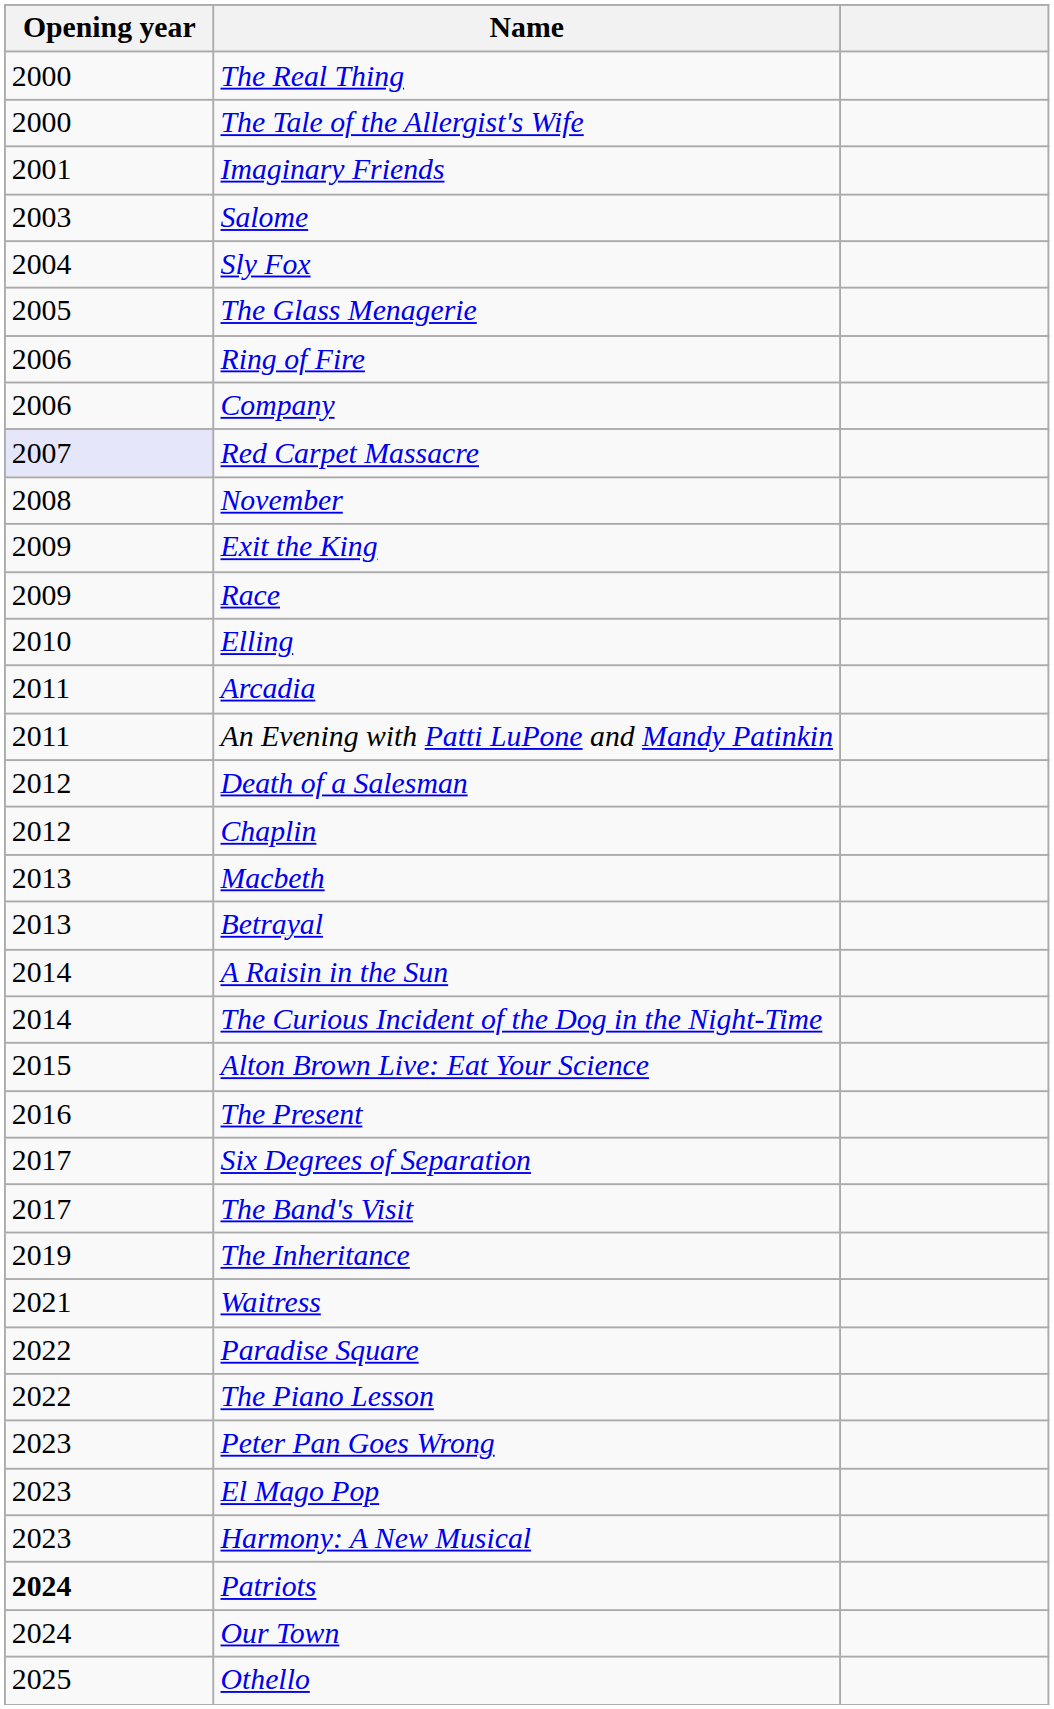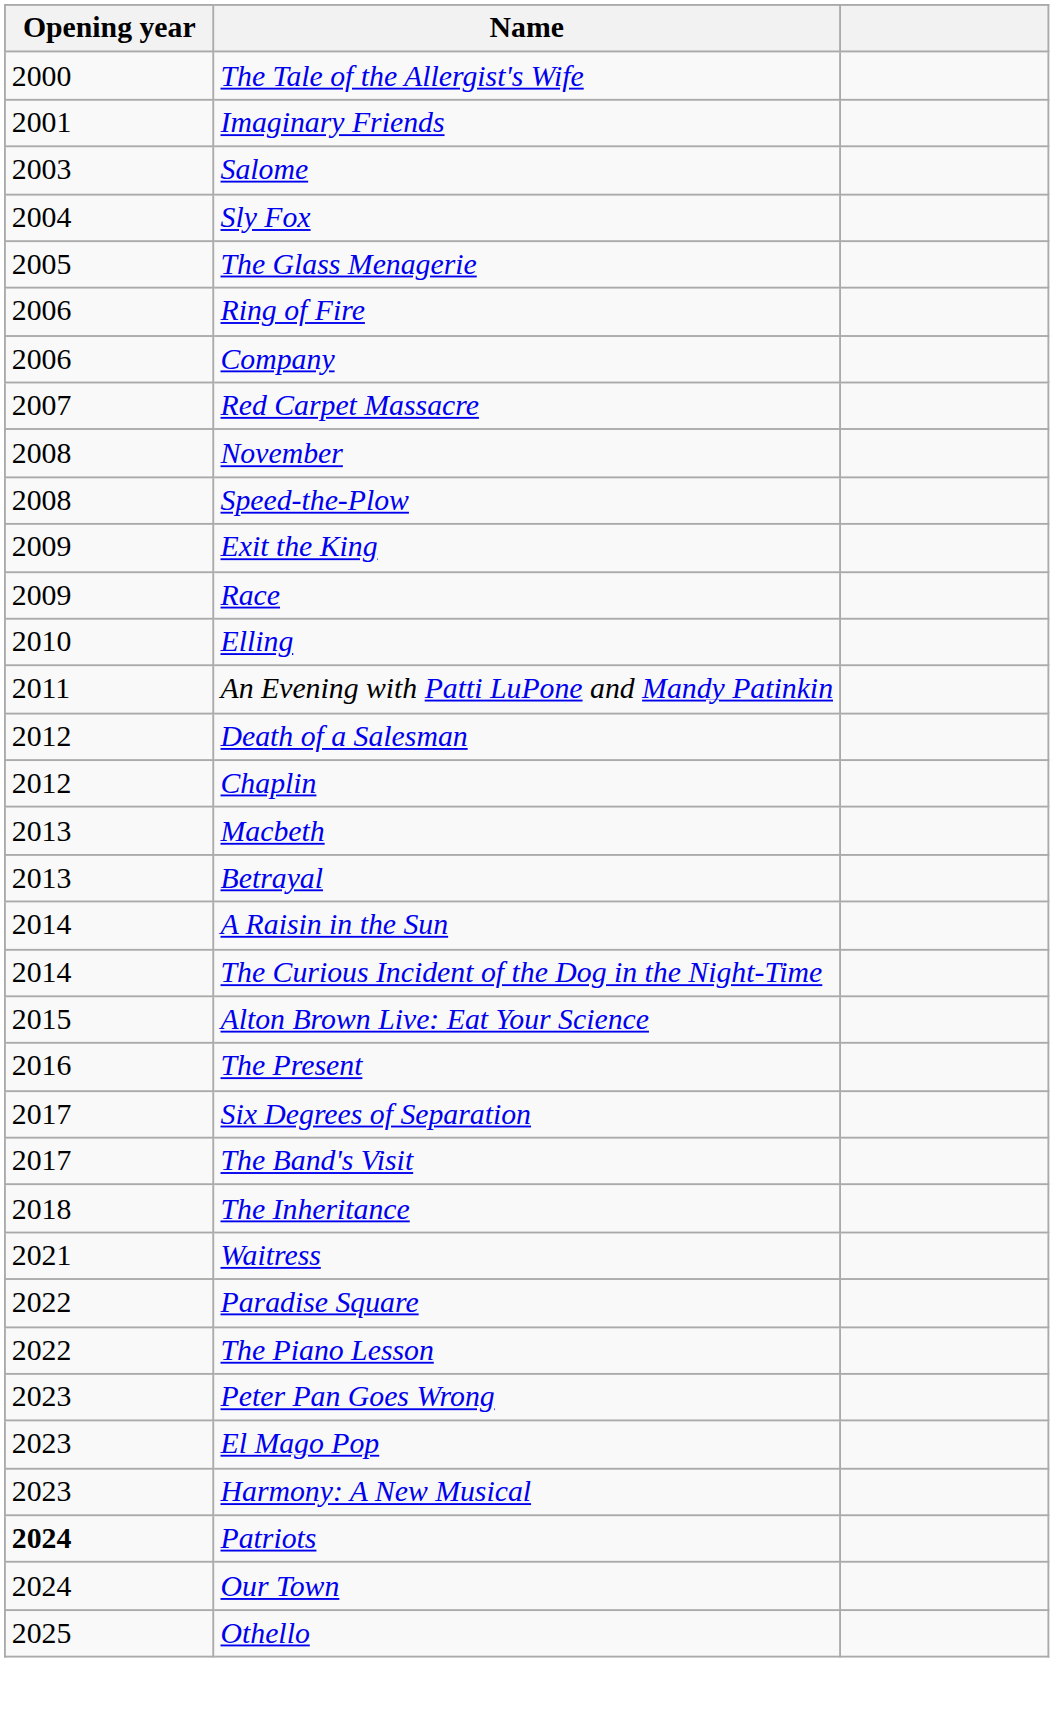- row: (312, 75)
(42, 452) lavender background -> (42, 405) no background
+ row: (315, 500)
- row: (268, 688)
(42, 1255) 2019 -> (42, 1208) 2018
